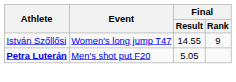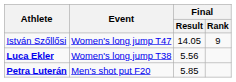(189, 41) 14.55 -> (189, 41) 14.05
+ row: (30, 56)
(189, 56) 5.05 -> (189, 70) 5.85
